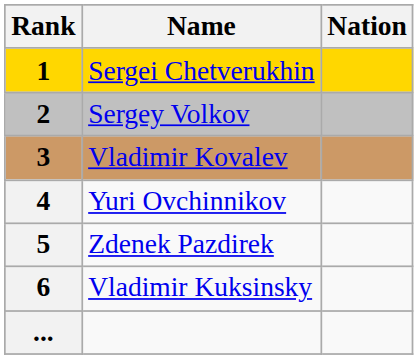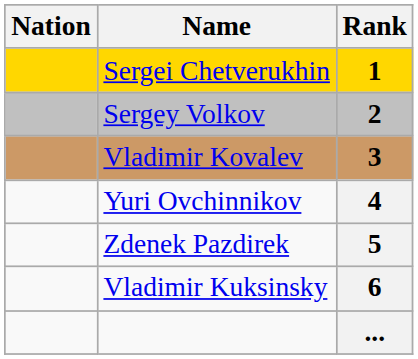columns swapped: (43, 26) <-> (367, 26)
